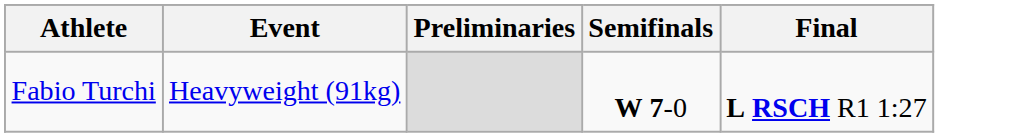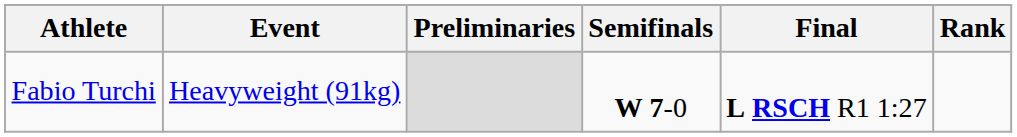+ column: (973, 28)
